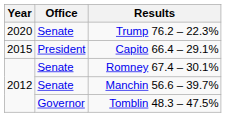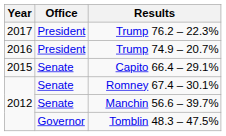(20, 31) 2020 -> (20, 31) 2017
(55, 31) Senate -> (61, 31) President
+ row: (167, 49)
(61, 49) President -> (55, 67) Senate
